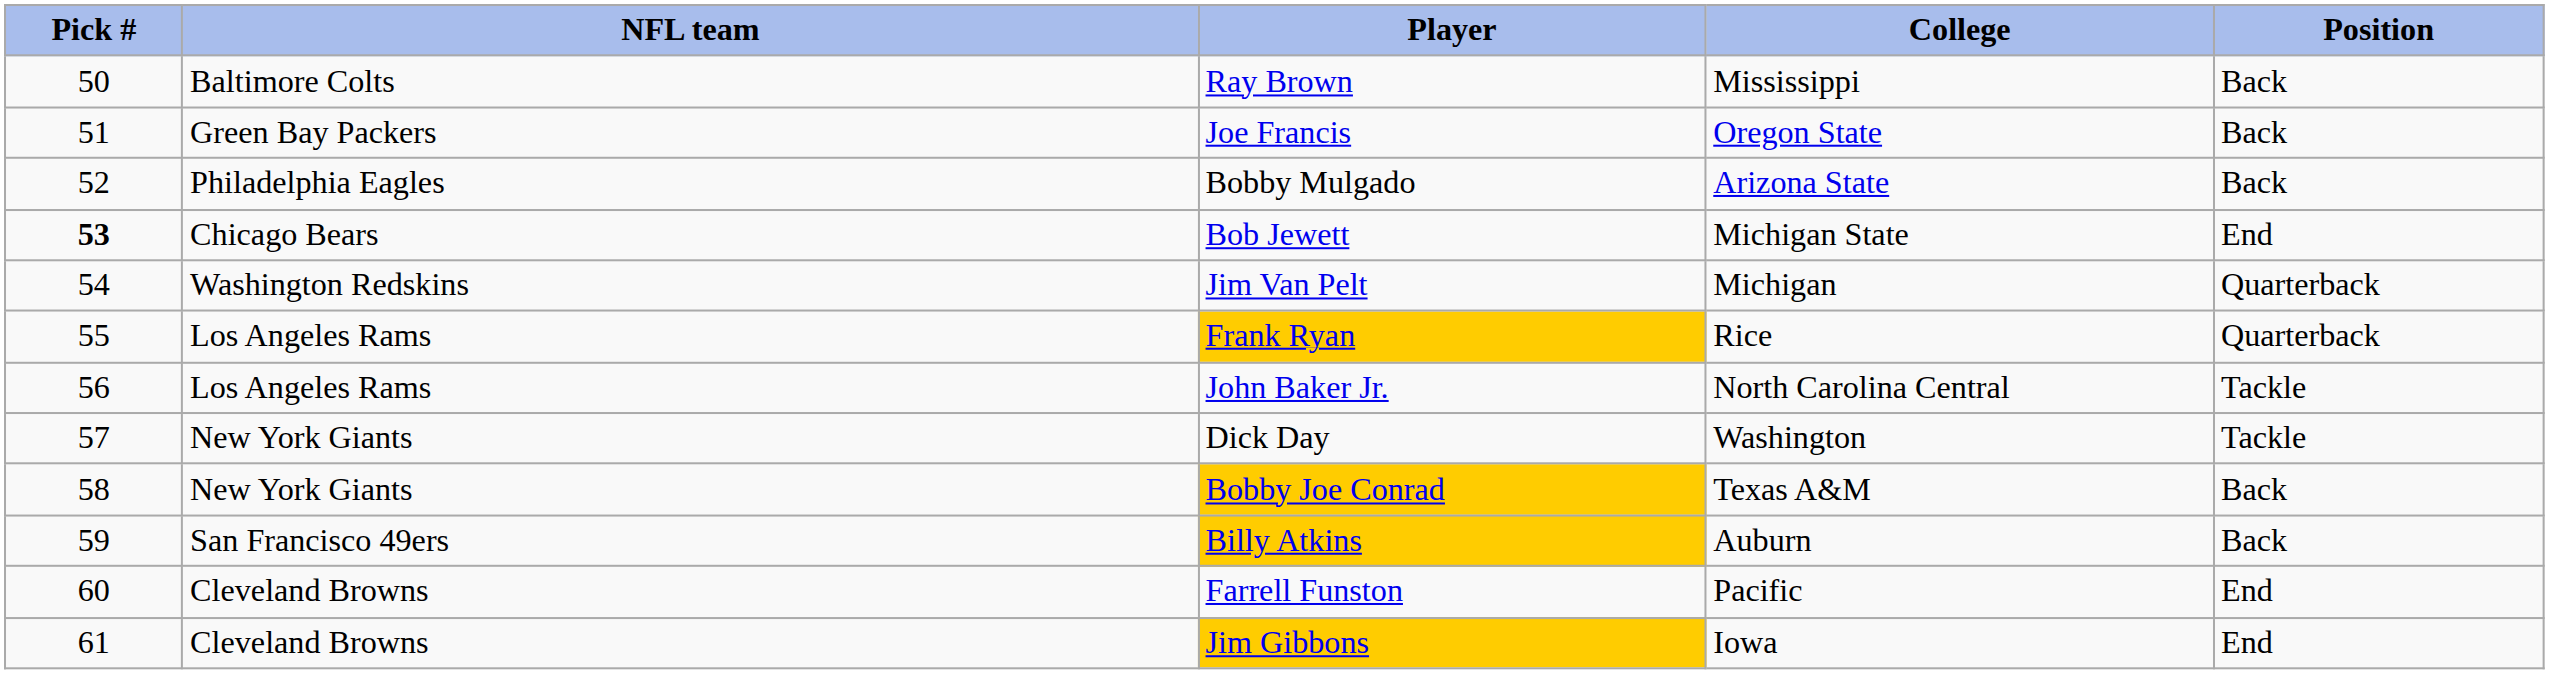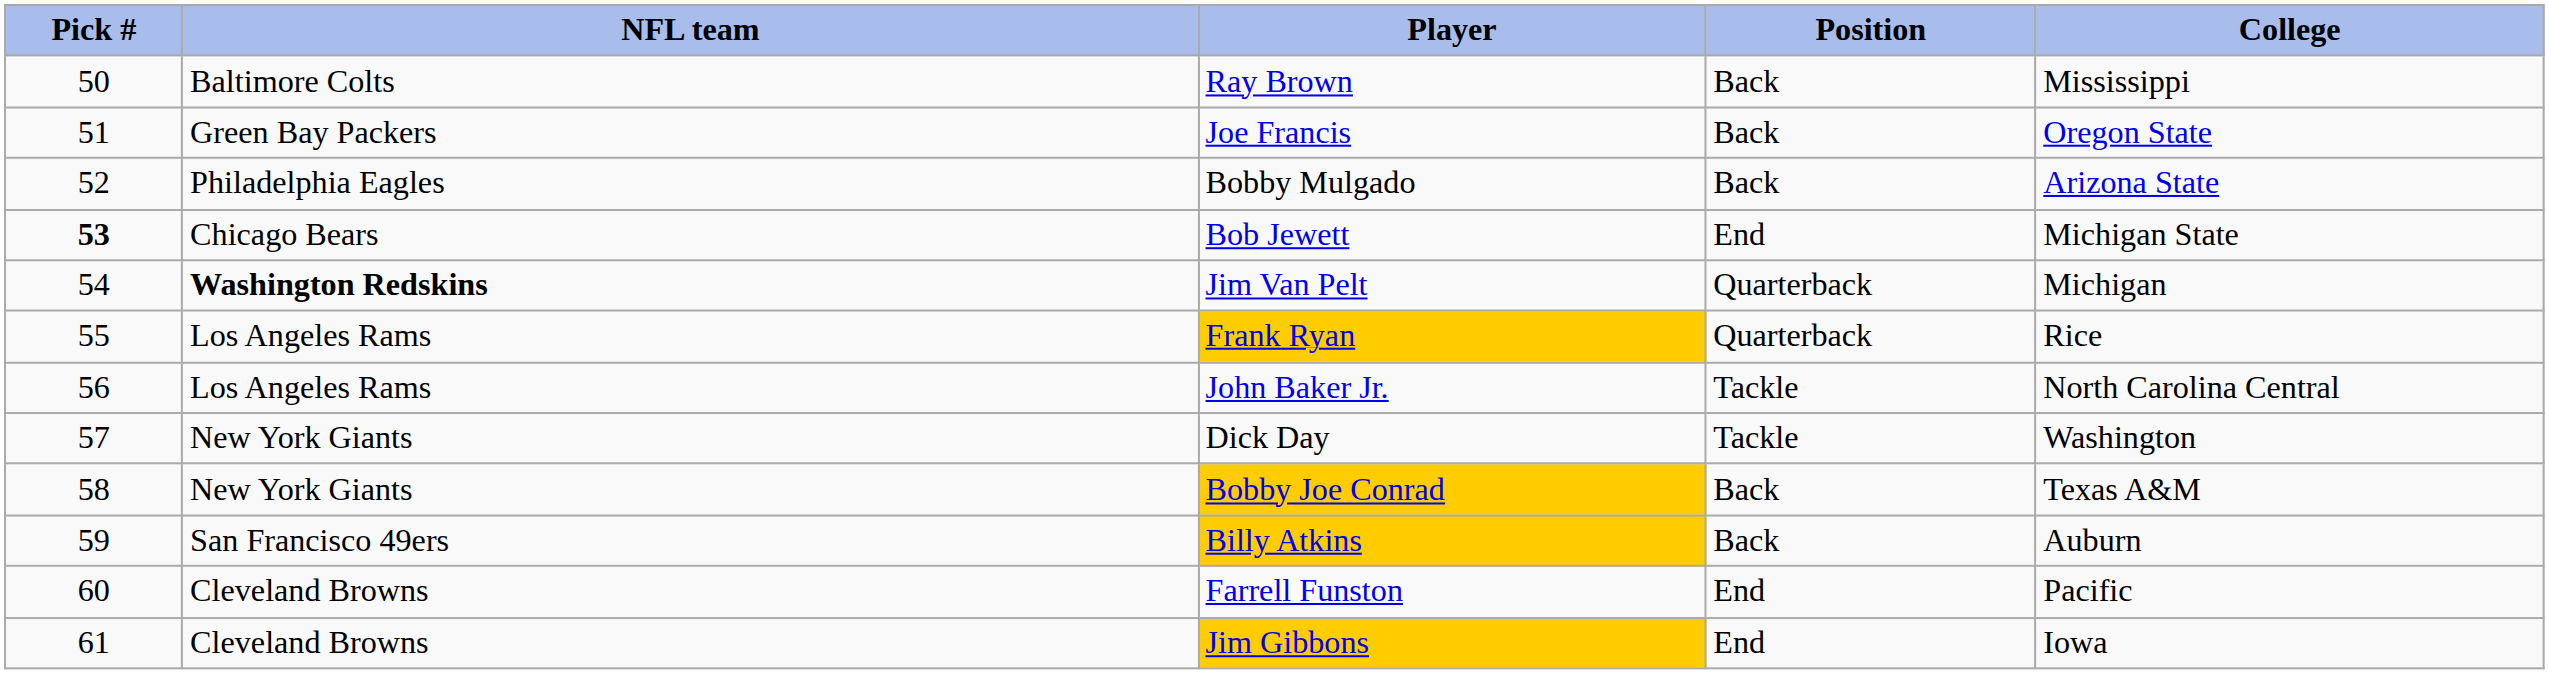columns swapped: (2379, 30) <-> (1960, 30)
(330, 285) normal -> (339, 285) bold
